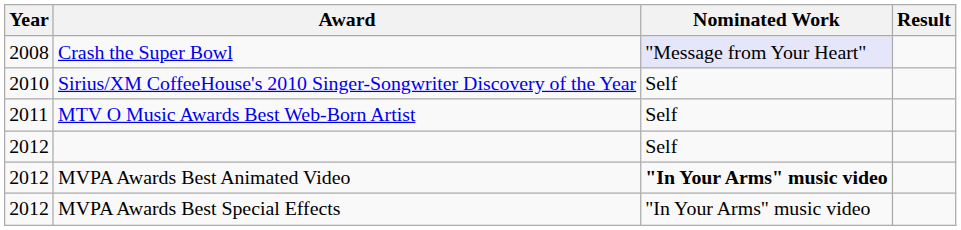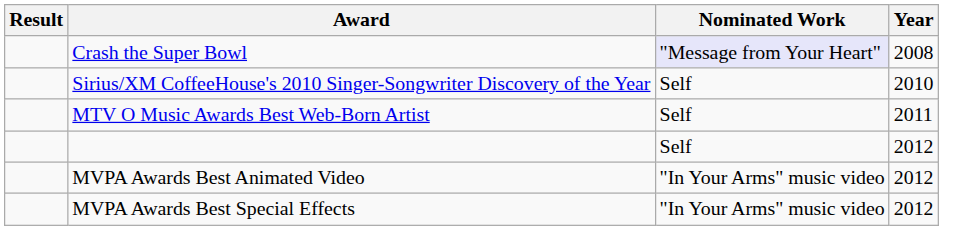columns swapped: (29, 20) <-> (924, 20)
(767, 177) bold -> (772, 177) normal
